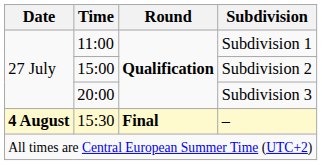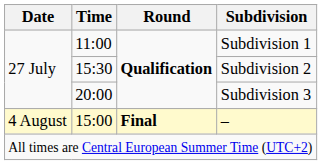(96, 69) 15:00 -> (94, 69) 15:30
(39, 120) bold -> (38, 120) normal
(96, 120) 15:30 -> (94, 120) 15:00
